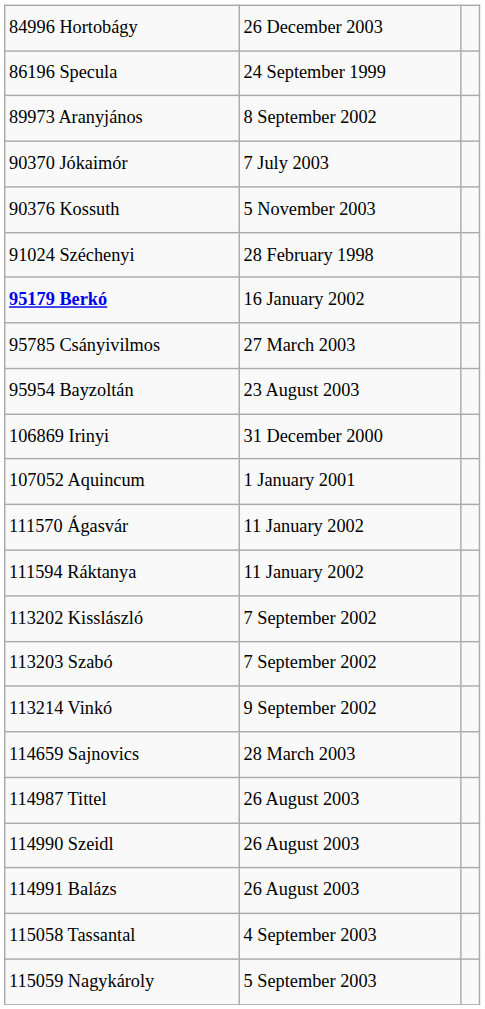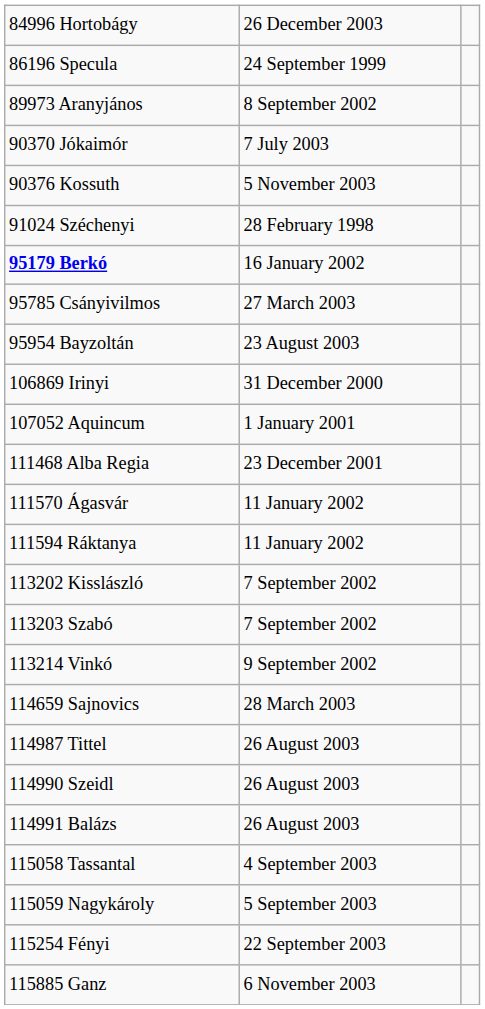+ row: (79, 464)
+ row: (59, 944)
+ row: (58, 984)
